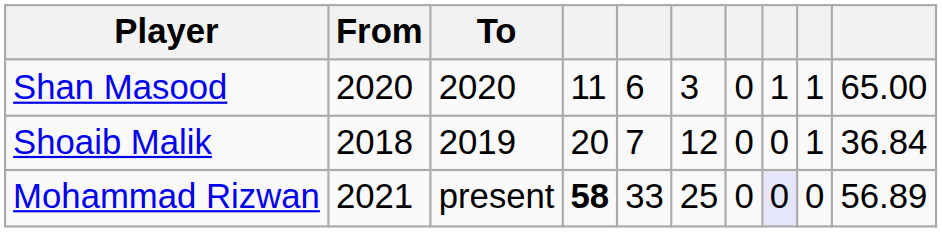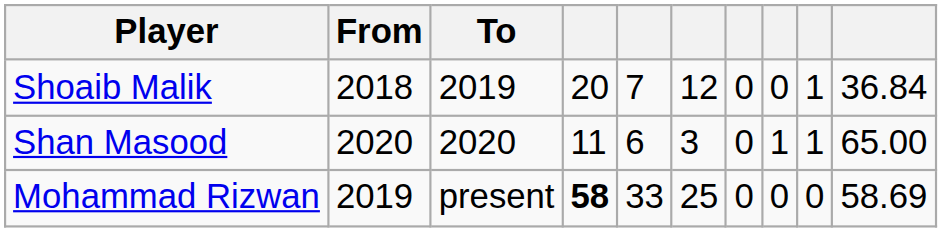rows swapped: (112, 142) <-> (120, 87)
(375, 197) 2021 -> (375, 197) 2019
(779, 197) lavender background -> (779, 197) no background
(884, 197) 56.89 -> (884, 197) 58.69
